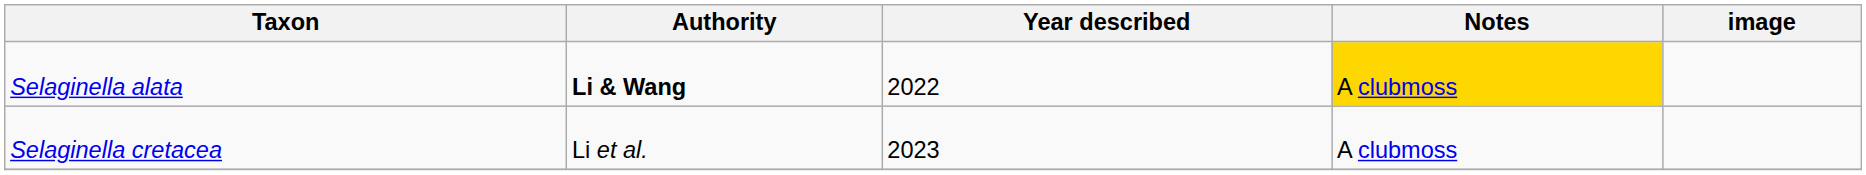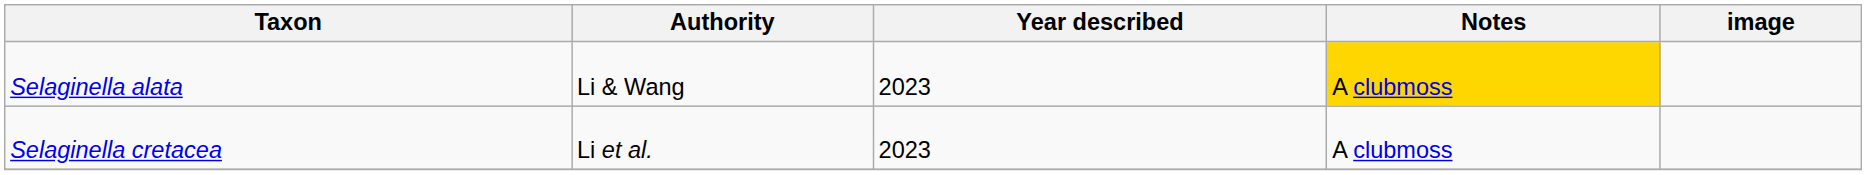(629, 86) bold -> (631, 86) normal
(913, 86) 2022 -> (905, 86) 2023
